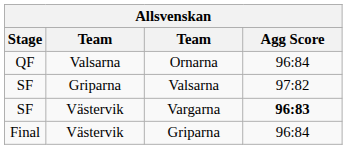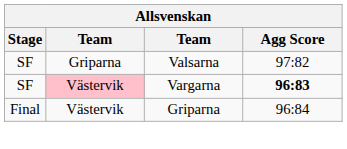- row: (194, 62)
(95, 109) no background -> (95, 86) pink background
